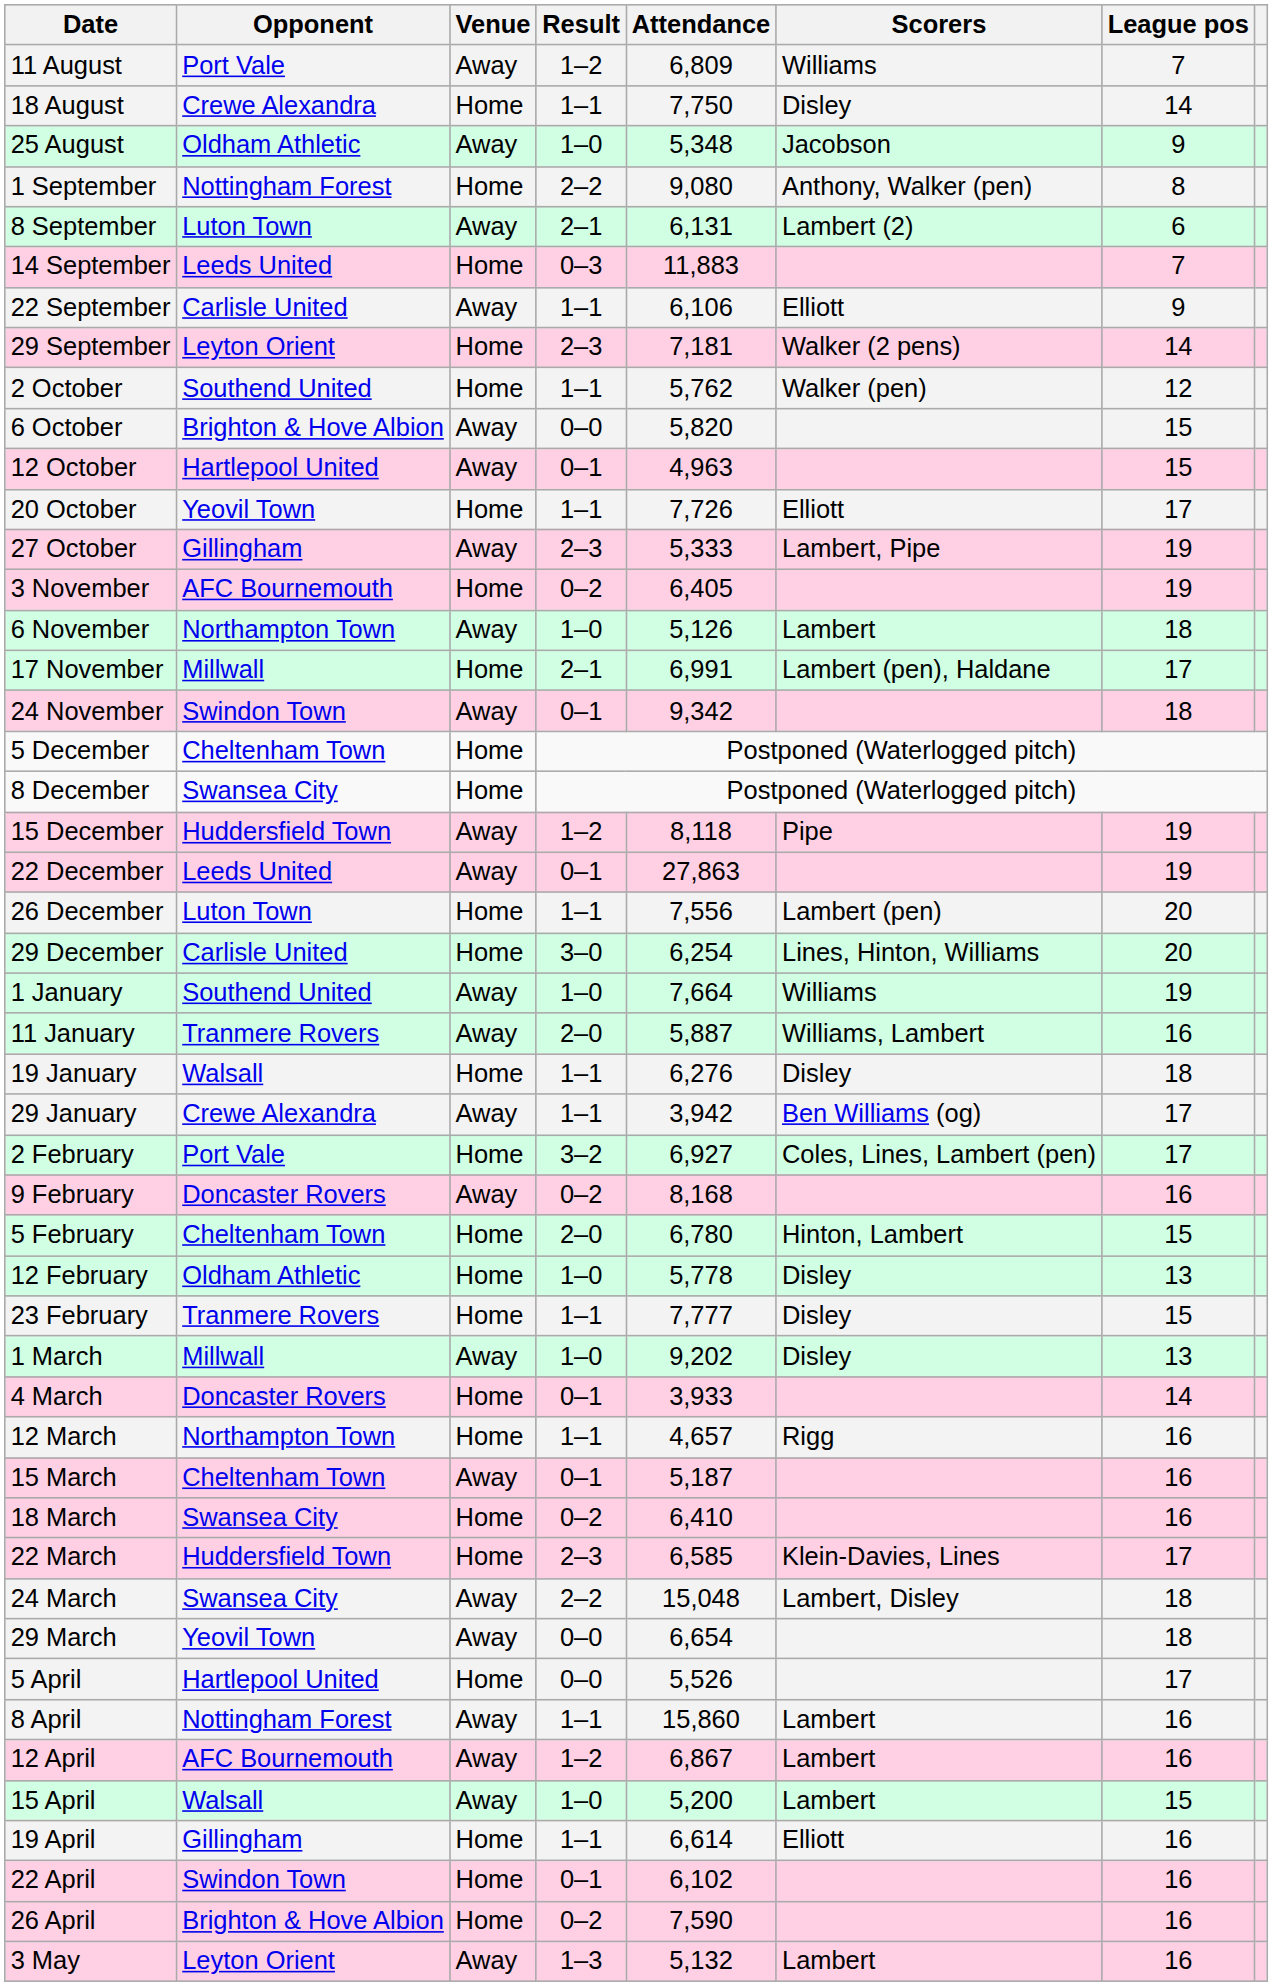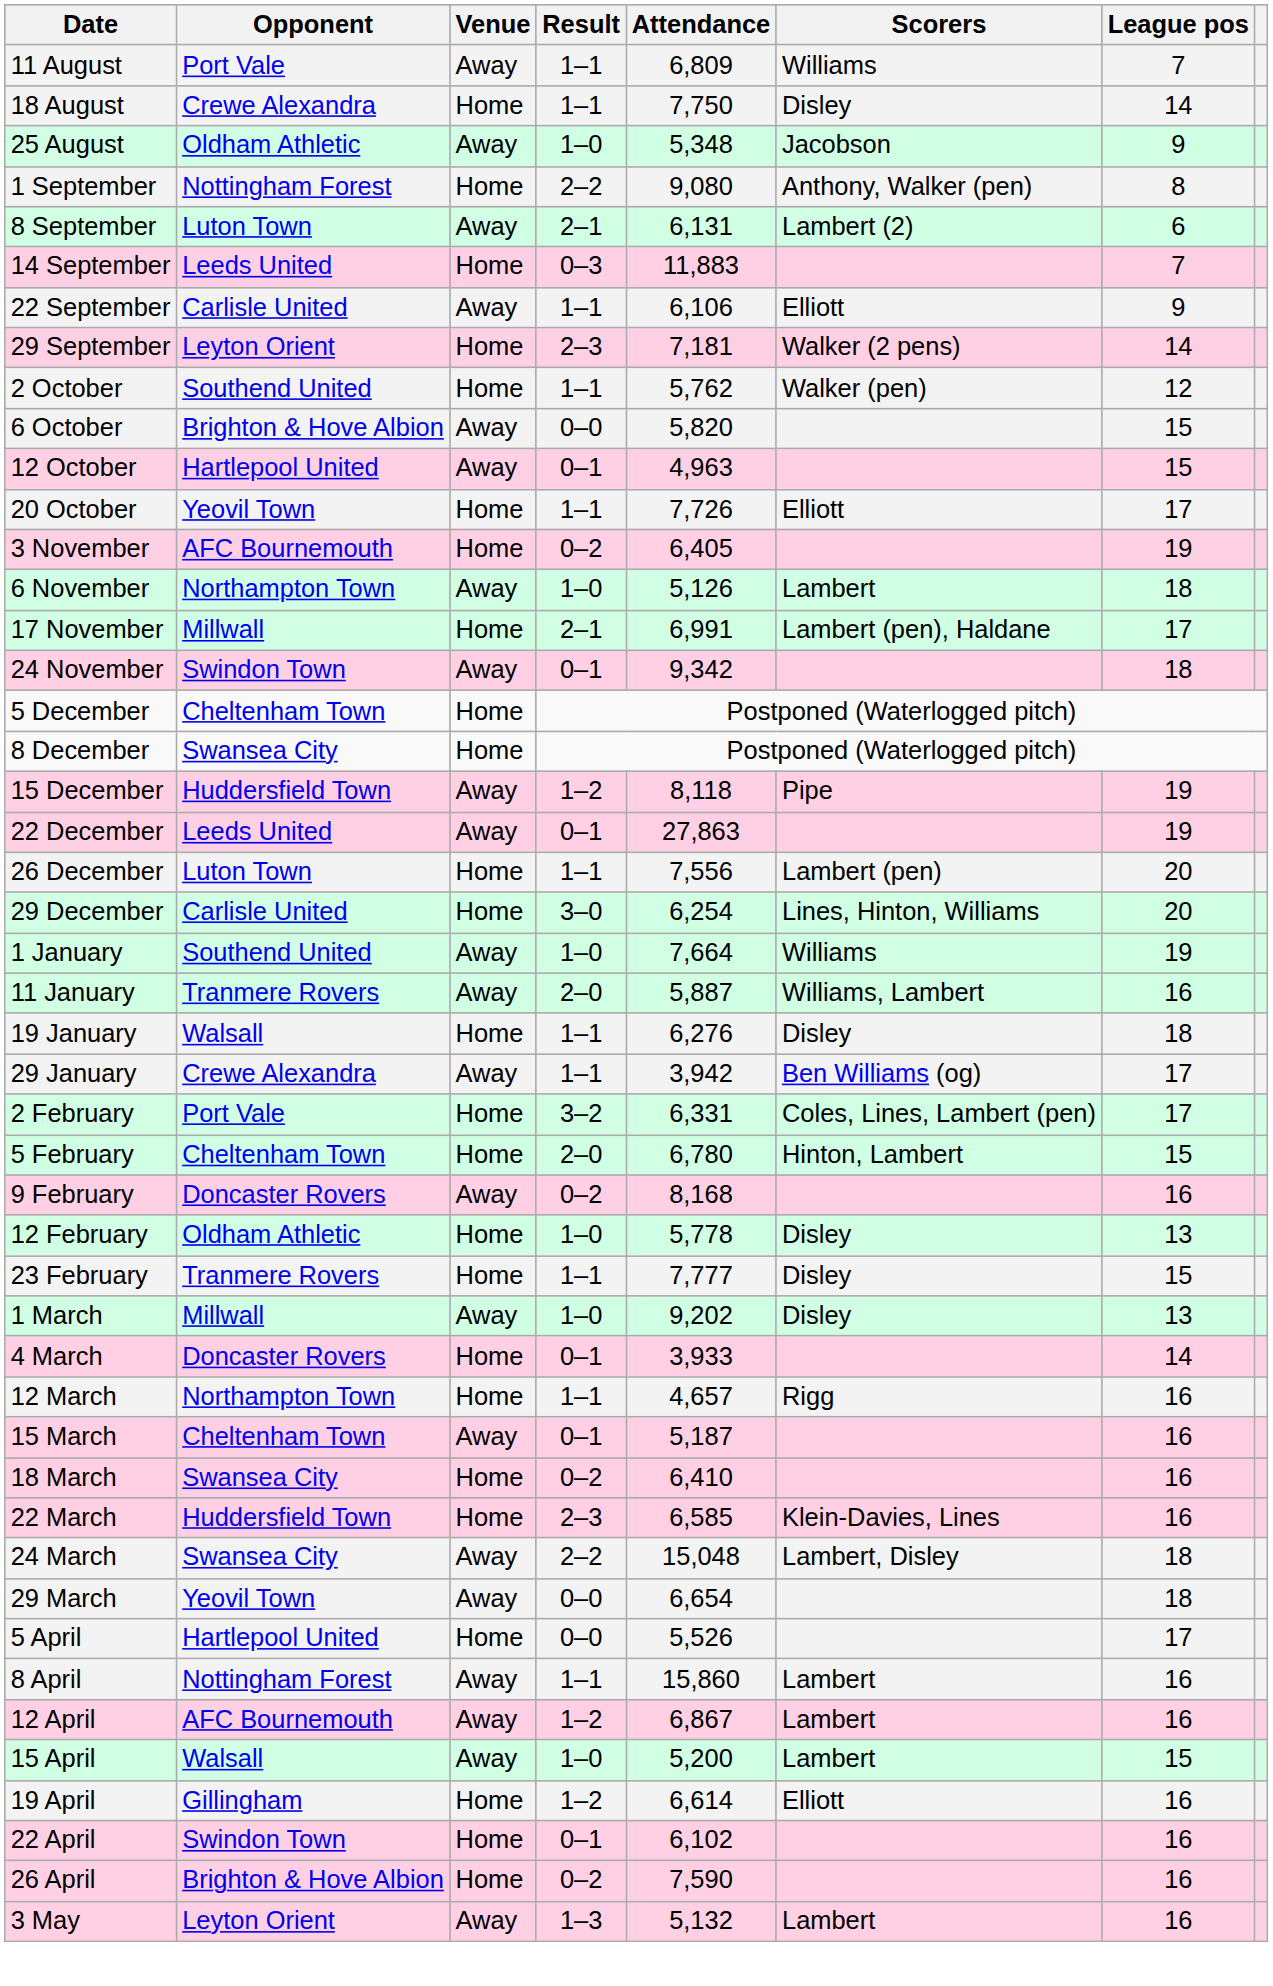(581, 65) 1–2 -> (581, 65) 1–1
- row: (74, 549)
(701, 1154) 6,927 -> (701, 1114) 6,331
rows swapped: (72, 1235) <-> (72, 1194)
(1178, 1557) 17 -> (1178, 1517) 16
(581, 1840) 1–1 -> (581, 1799) 1–2
